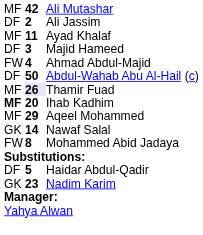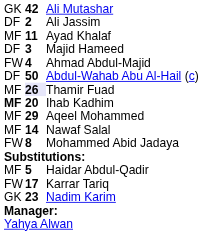(13, 9) MF -> (13, 9) GK
(13, 130) GK -> (13, 130) MF
(12, 170) DF -> (13, 170) MF
+ row: (77, 183)
